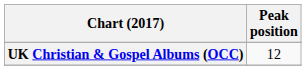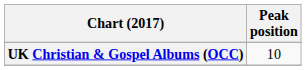(274, 53) 12 -> (274, 53) 10
